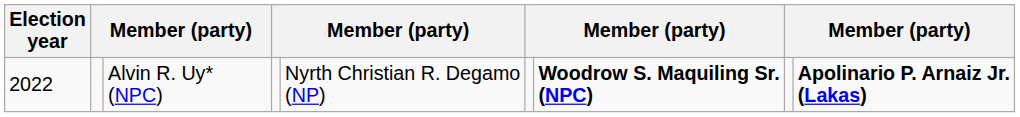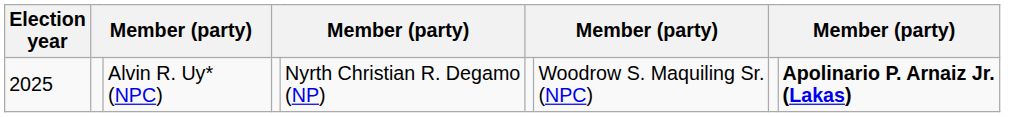(31, 84) 2022 -> (31, 84) 2025
(659, 84) bold -> (651, 84) normal
